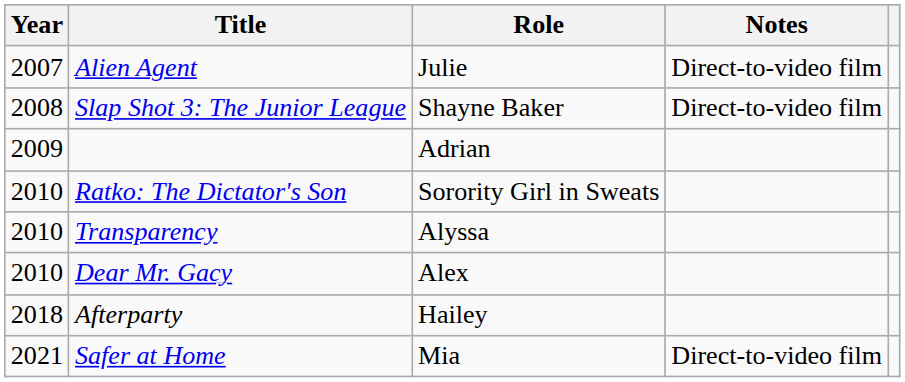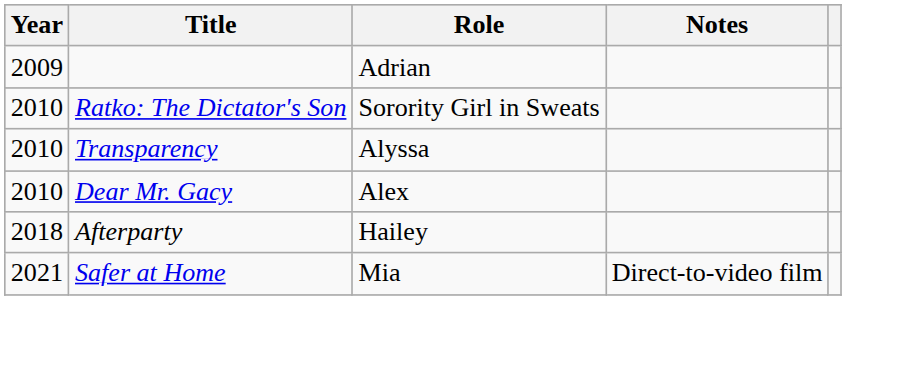- row: (136, 66)
- row: (241, 107)
